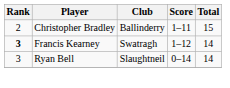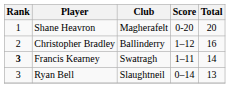+ row: (65, 28)
(181, 28) 1–11 -> (184, 43) 1–12
(208, 28) 15 -> (212, 43) 16
(181, 43) 1–12 -> (184, 59) 1–11
(208, 59) 14 -> (212, 75) 13
